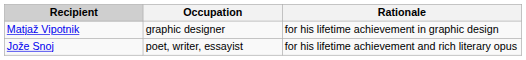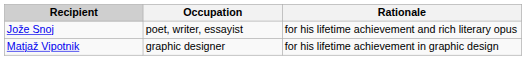rows swapped: (30, 47) <-> (43, 30)
